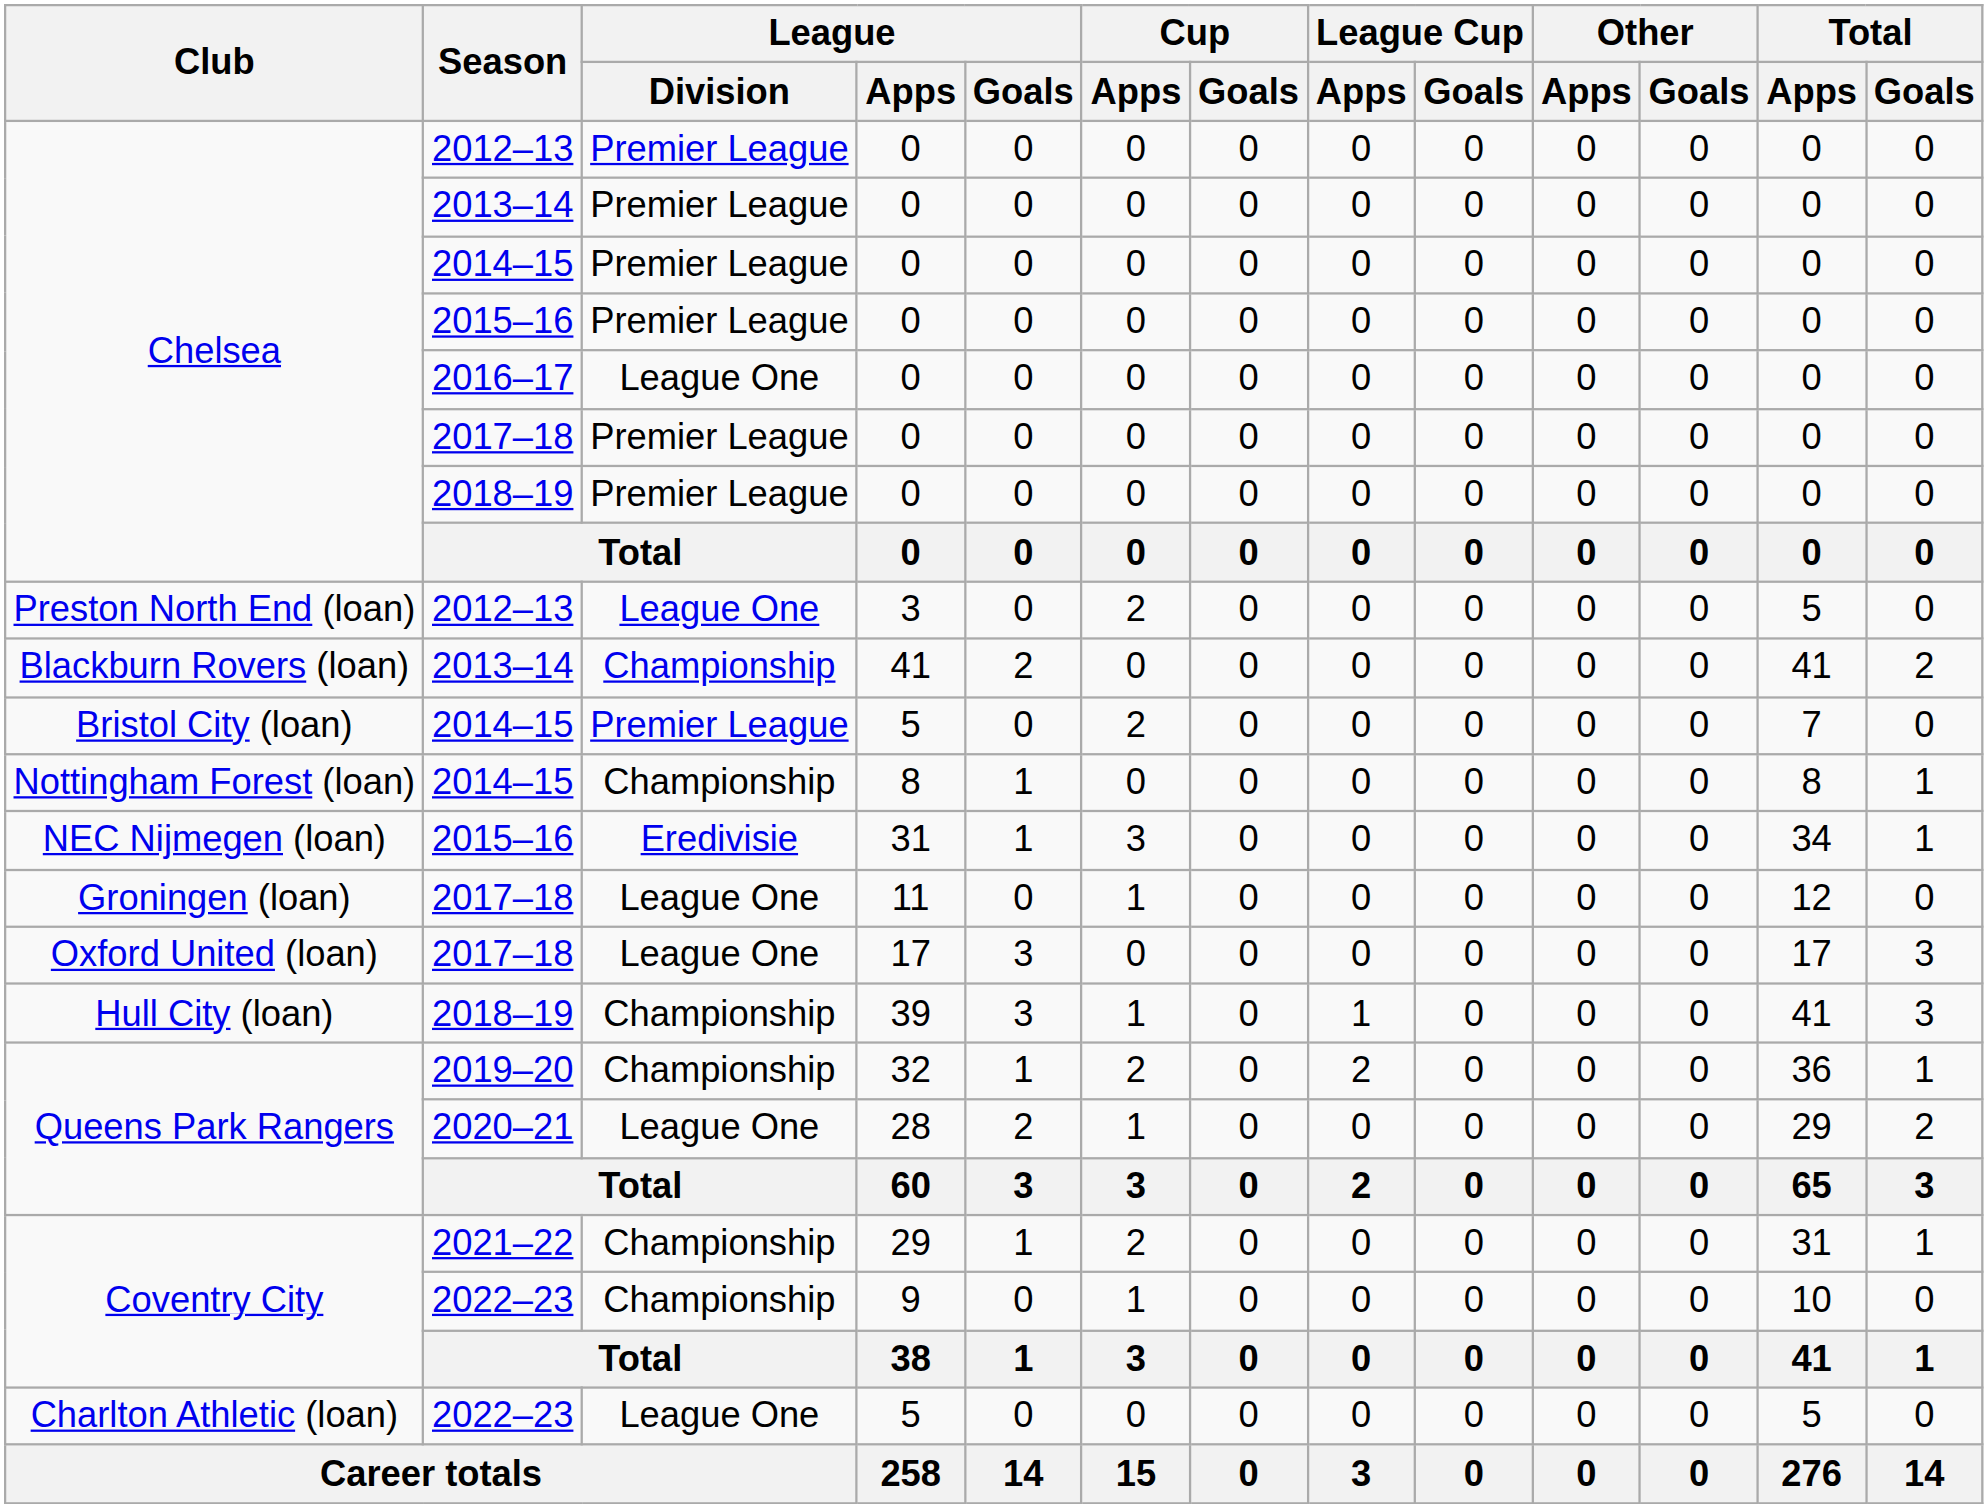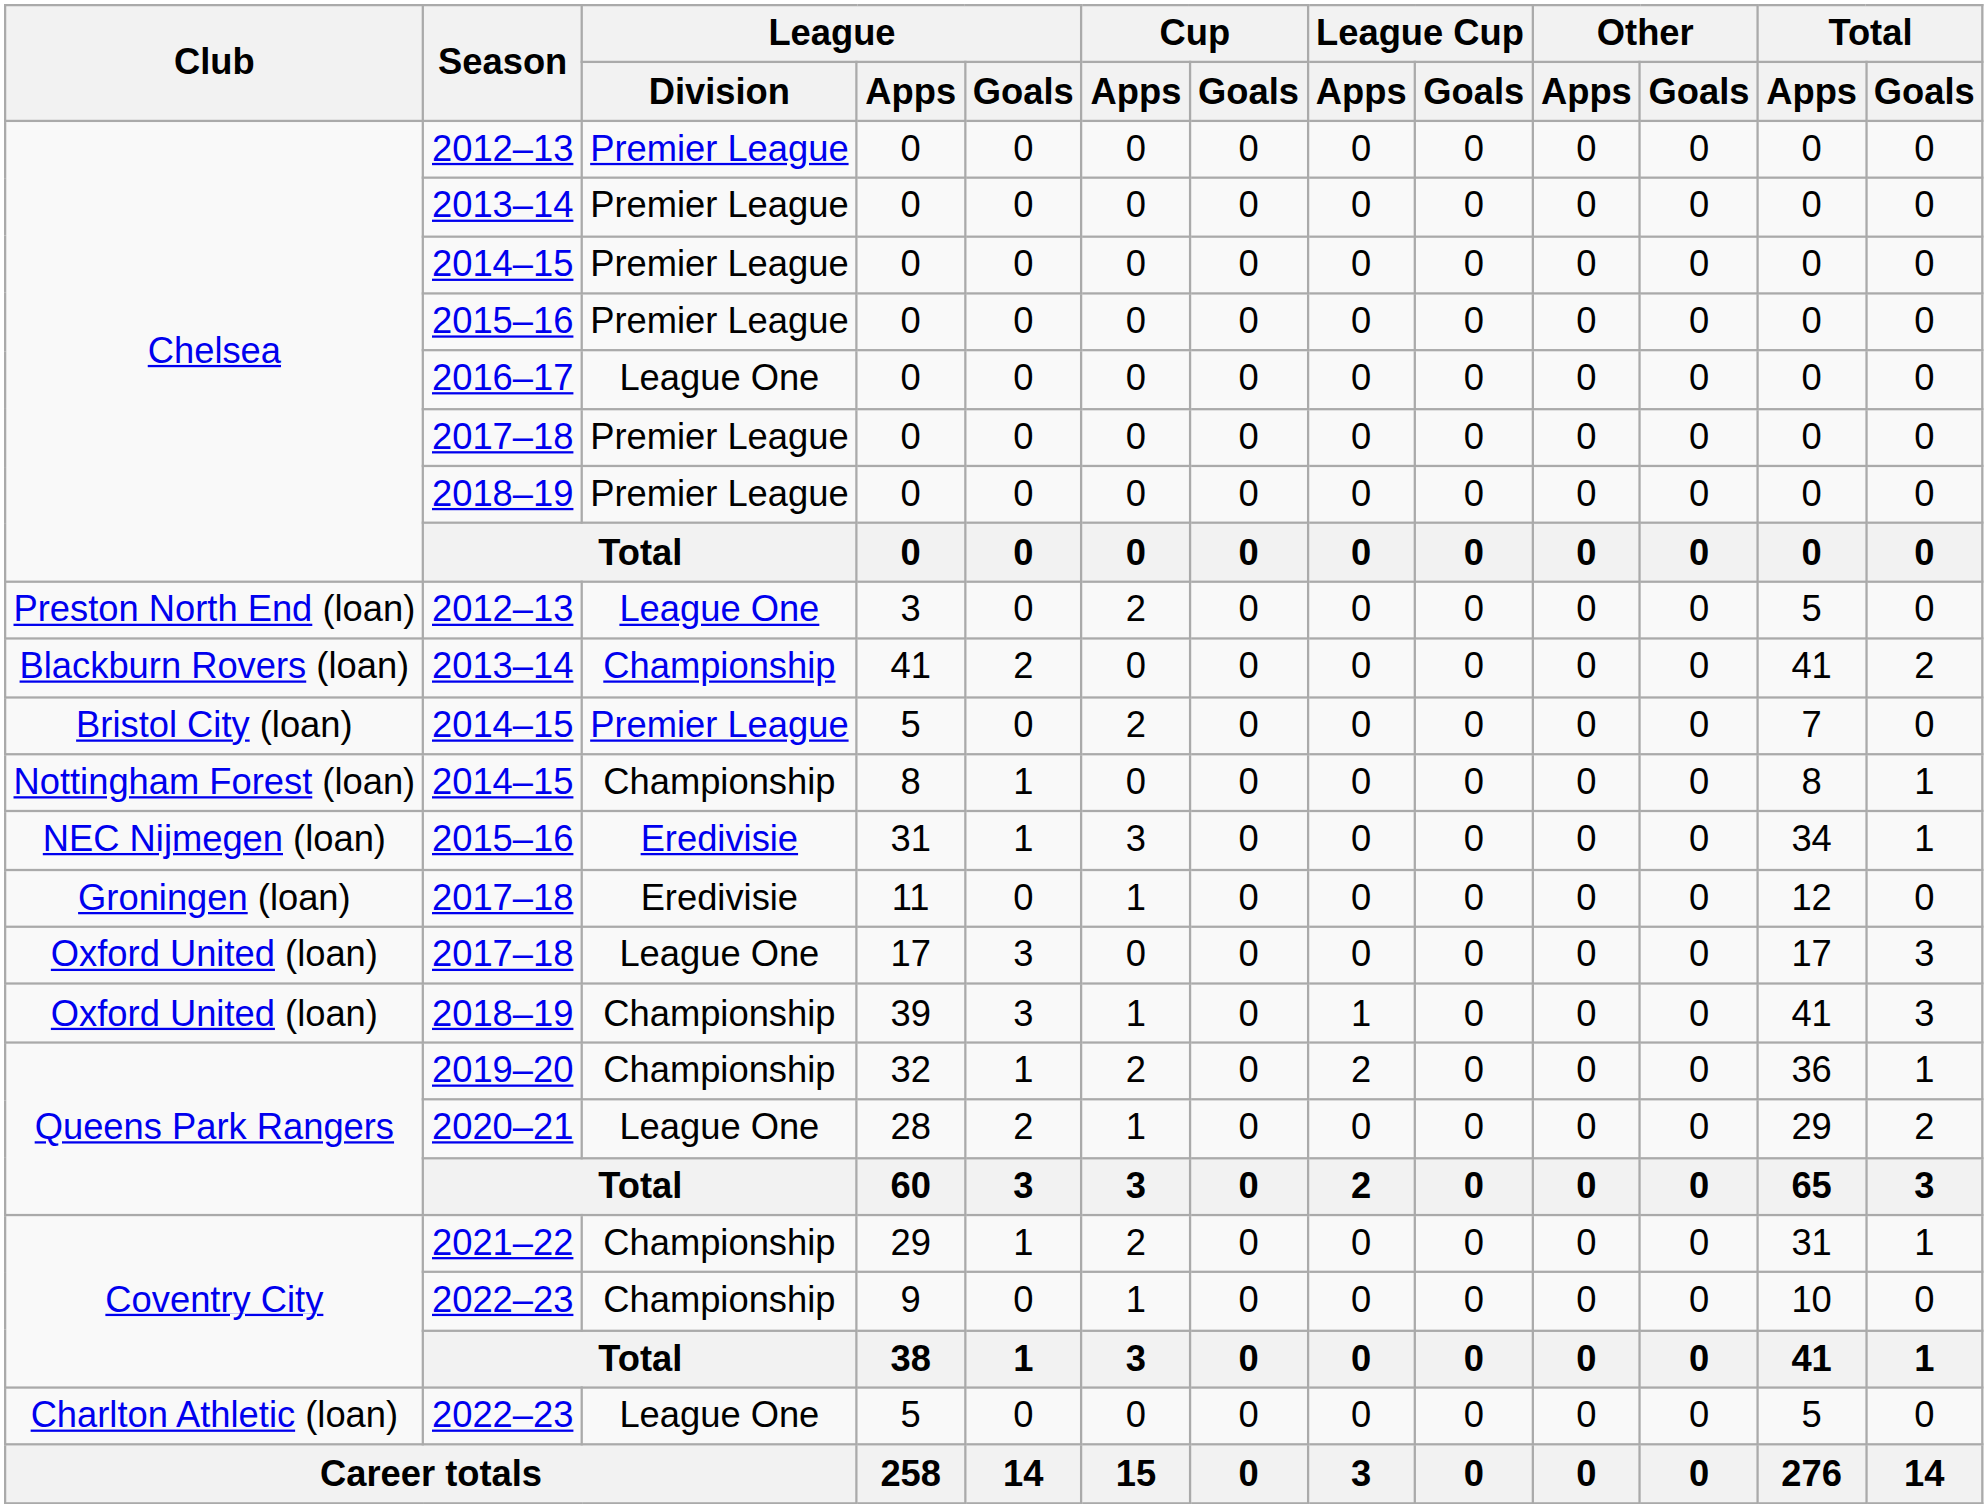(719, 897) League One -> (719, 897) Eredivisie
(214, 1012) Hull City (loan) -> (214, 1012) Oxford United (loan)
